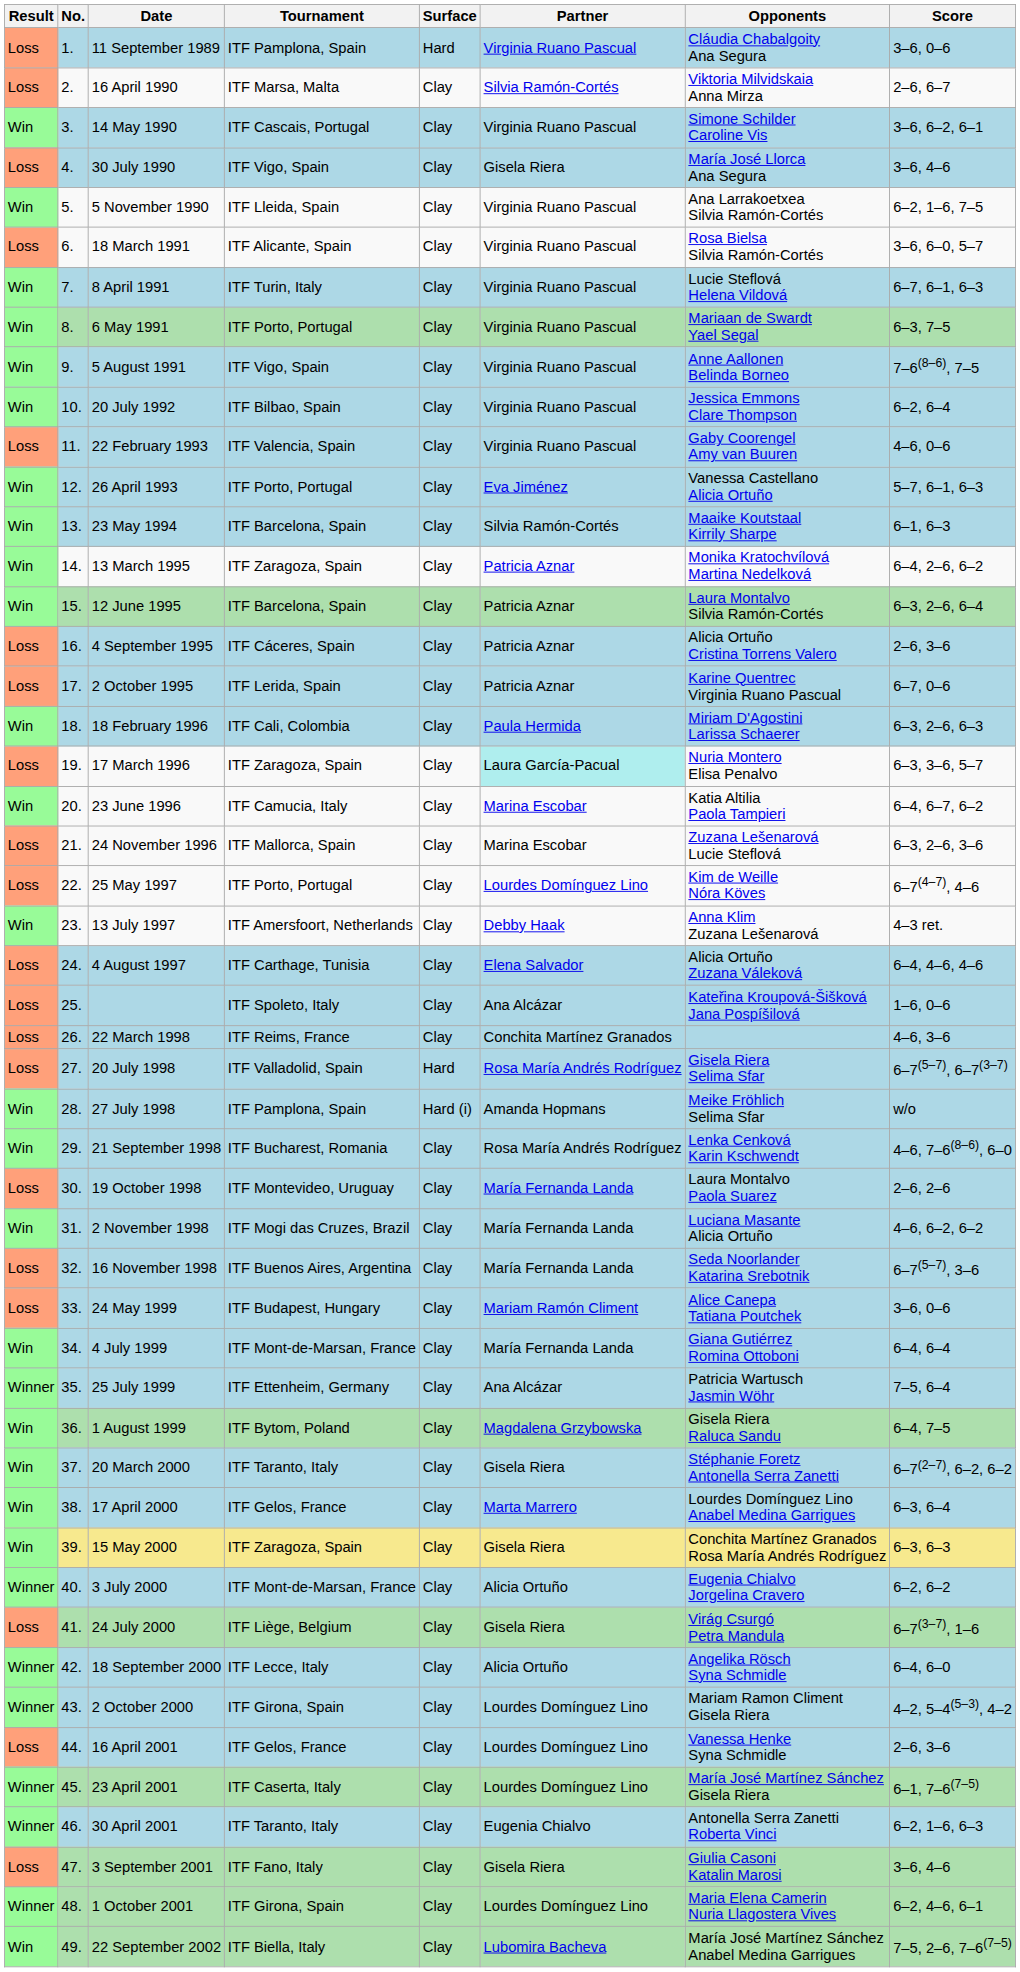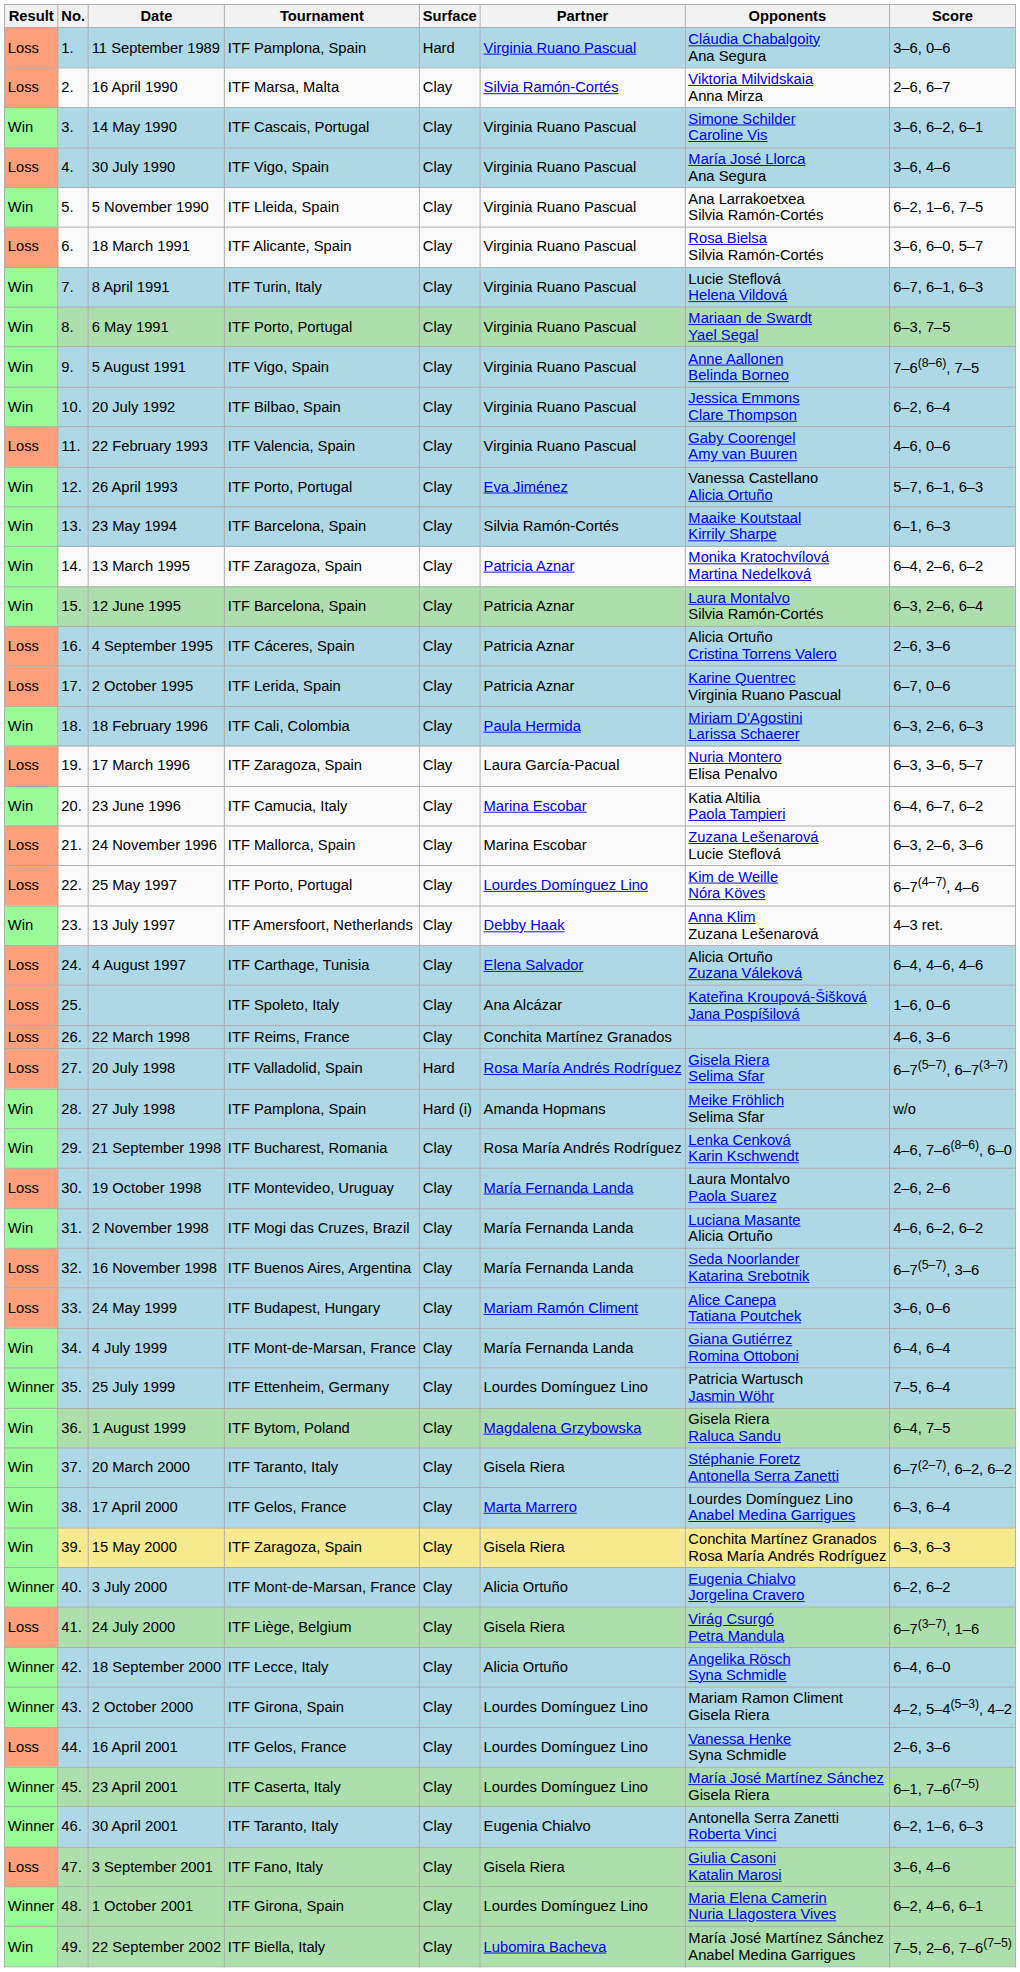(524, 167) Gisela Riera -> (560, 167) Virginia Ruano Pascual
(551, 766) paleturquoise background -> (551, 766) no background
(523, 1388) Ana Alcázar -> (566, 1388) Lourdes Domínguez Lino
